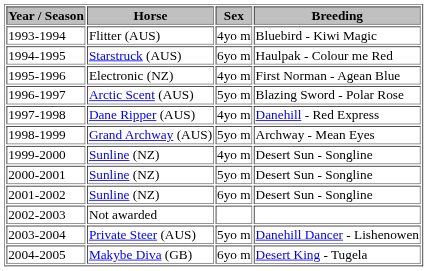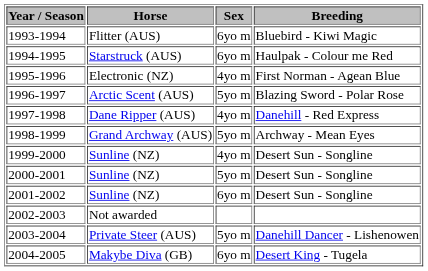(234, 35) 4yo m -> (234, 35) 6yo m
